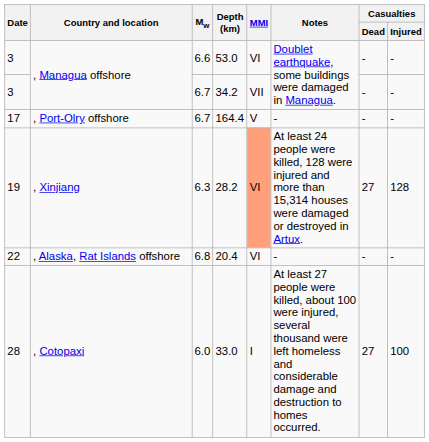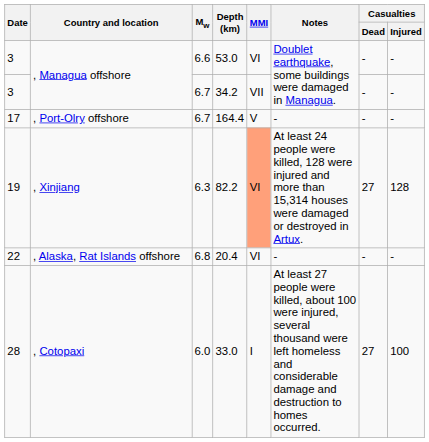(227, 187) 28.2 -> (227, 187) 82.2
